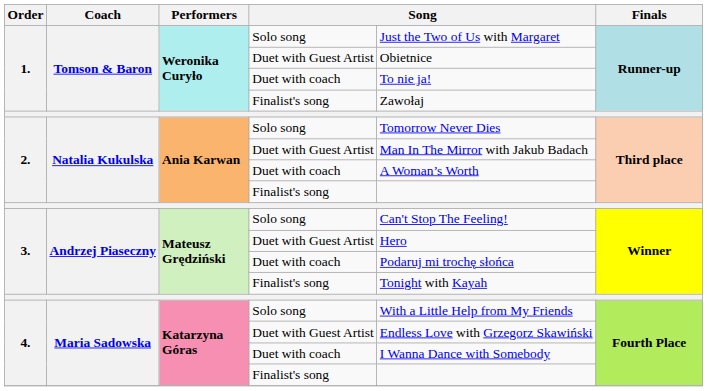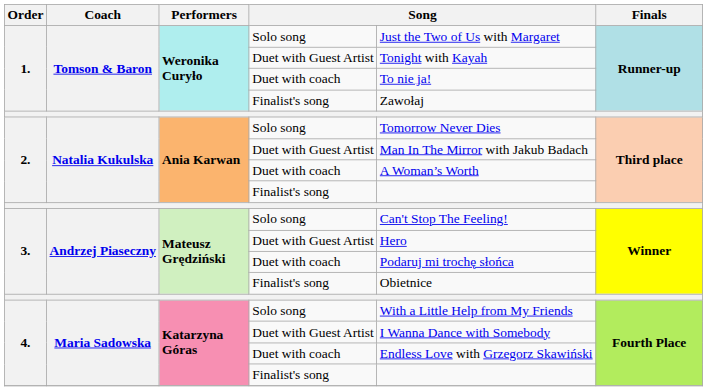(406, 57) Obietnice -> (433, 57) Tonight with Kayah
(433, 283) Tonight with Kayah -> (406, 283) Obietnice
(486, 332) Endless Love with Grzegorz Skawiński -> (465, 332) I Wanna Dance with Somebody
(465, 353) I Wanna Dance with Somebody -> (486, 353) Endless Love with Grzegorz Skawiński
